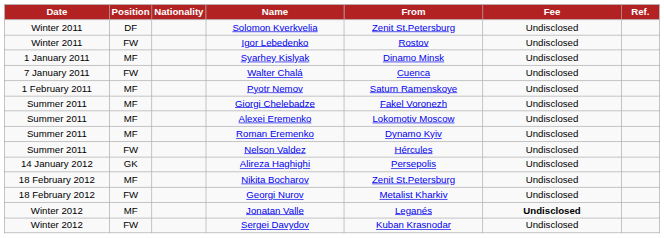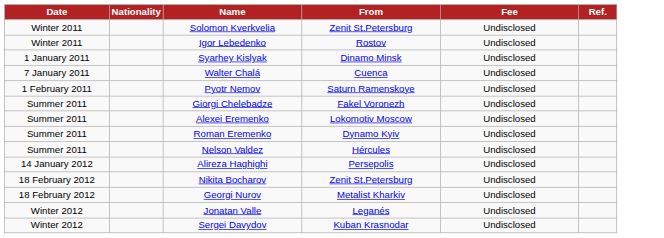- column: (131, 12)
(552, 210) bold -> (509, 210) normal
